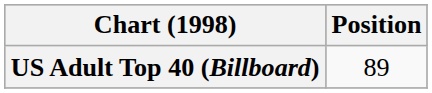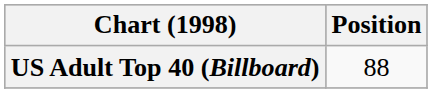(377, 66) 89 -> (377, 66) 88
